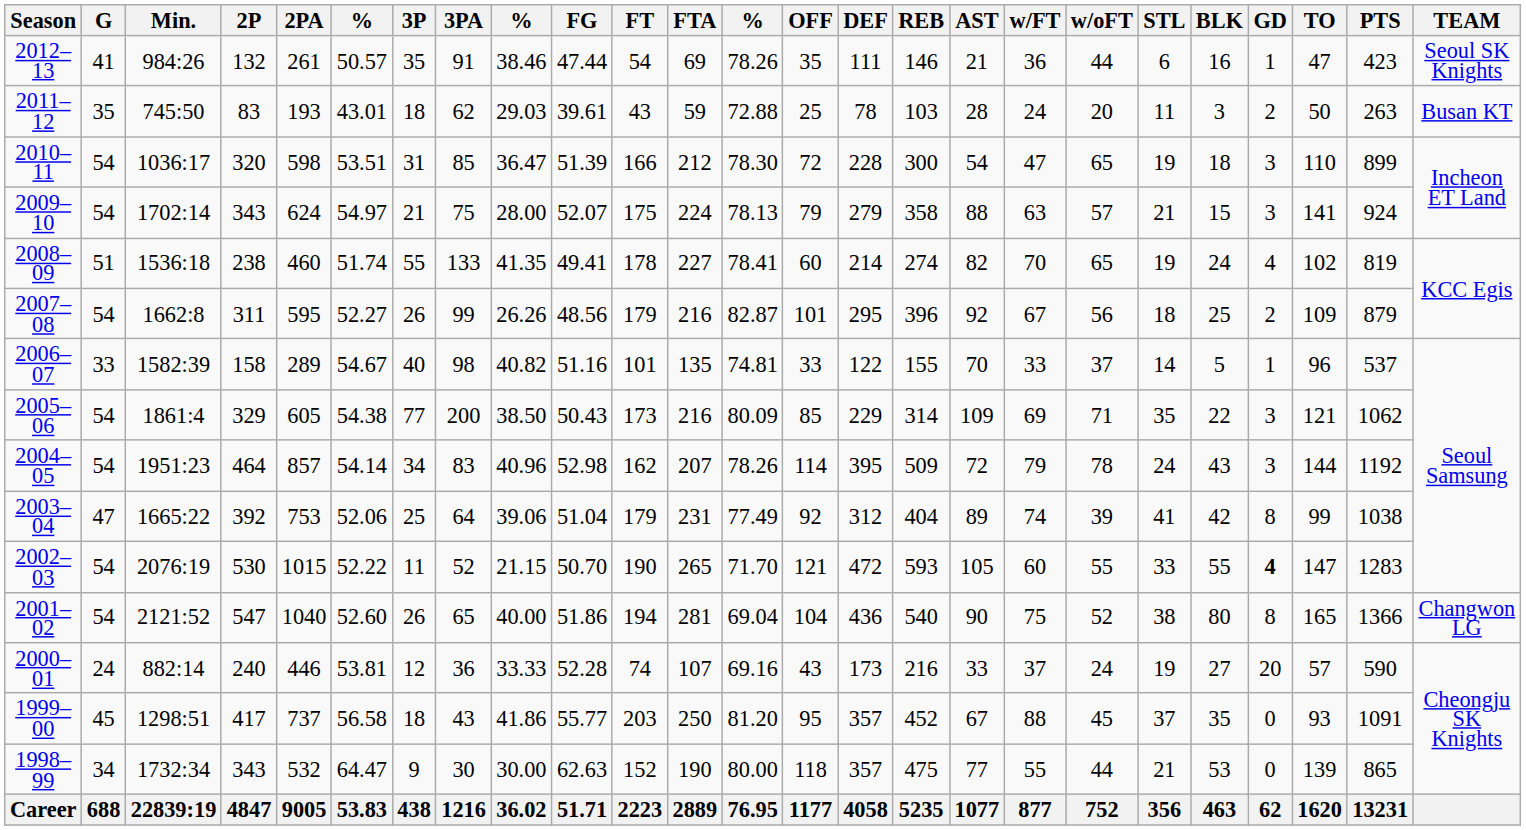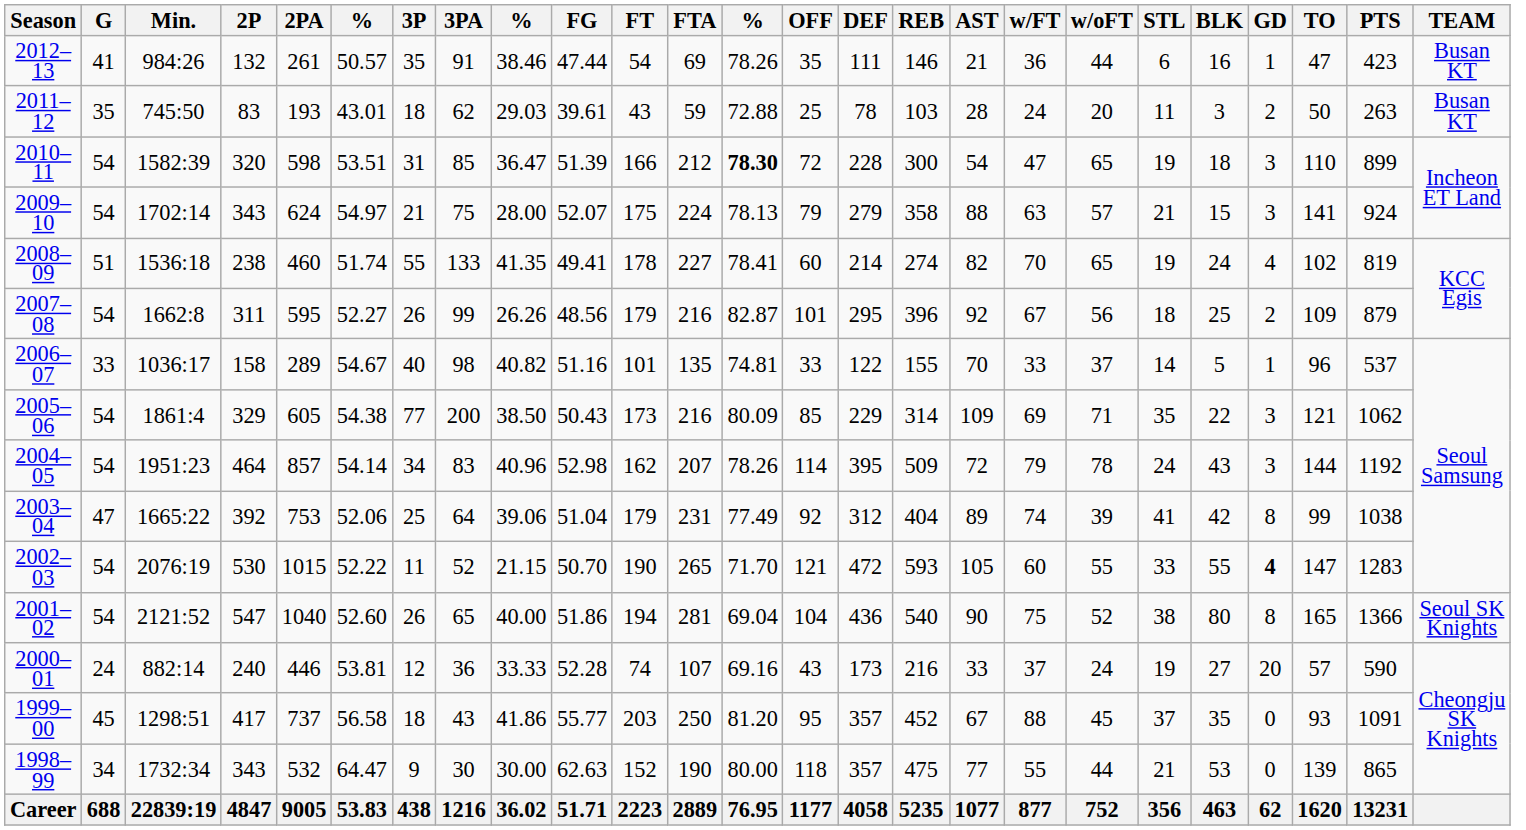(1467, 60) Seoul SK Knights -> (1462, 60) Busan KT
(173, 161) 1036:17 -> (173, 161) 1582:39
(753, 161) normal -> (753, 161) bold
(173, 364) 1582:39 -> (173, 364) 1036:17
(1467, 617) Changwon LG -> (1462, 617) Seoul SK Knights
